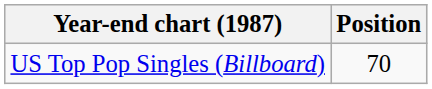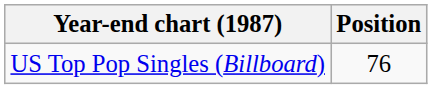(379, 63) 70 -> (379, 63) 76
